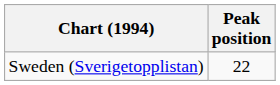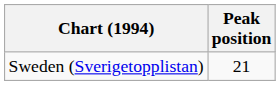(242, 66) 22 -> (242, 66) 21
